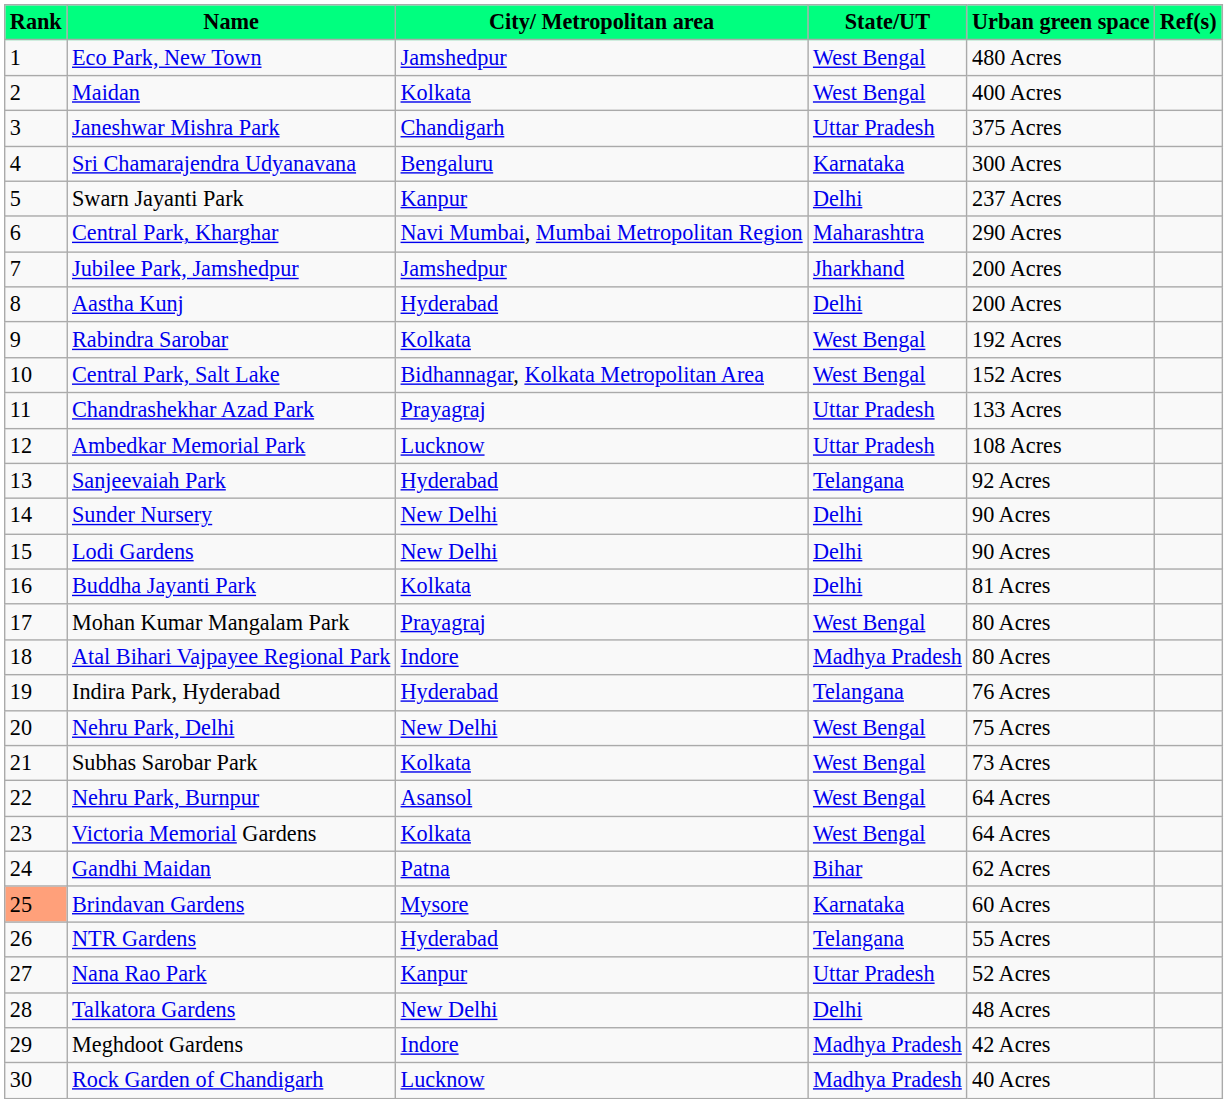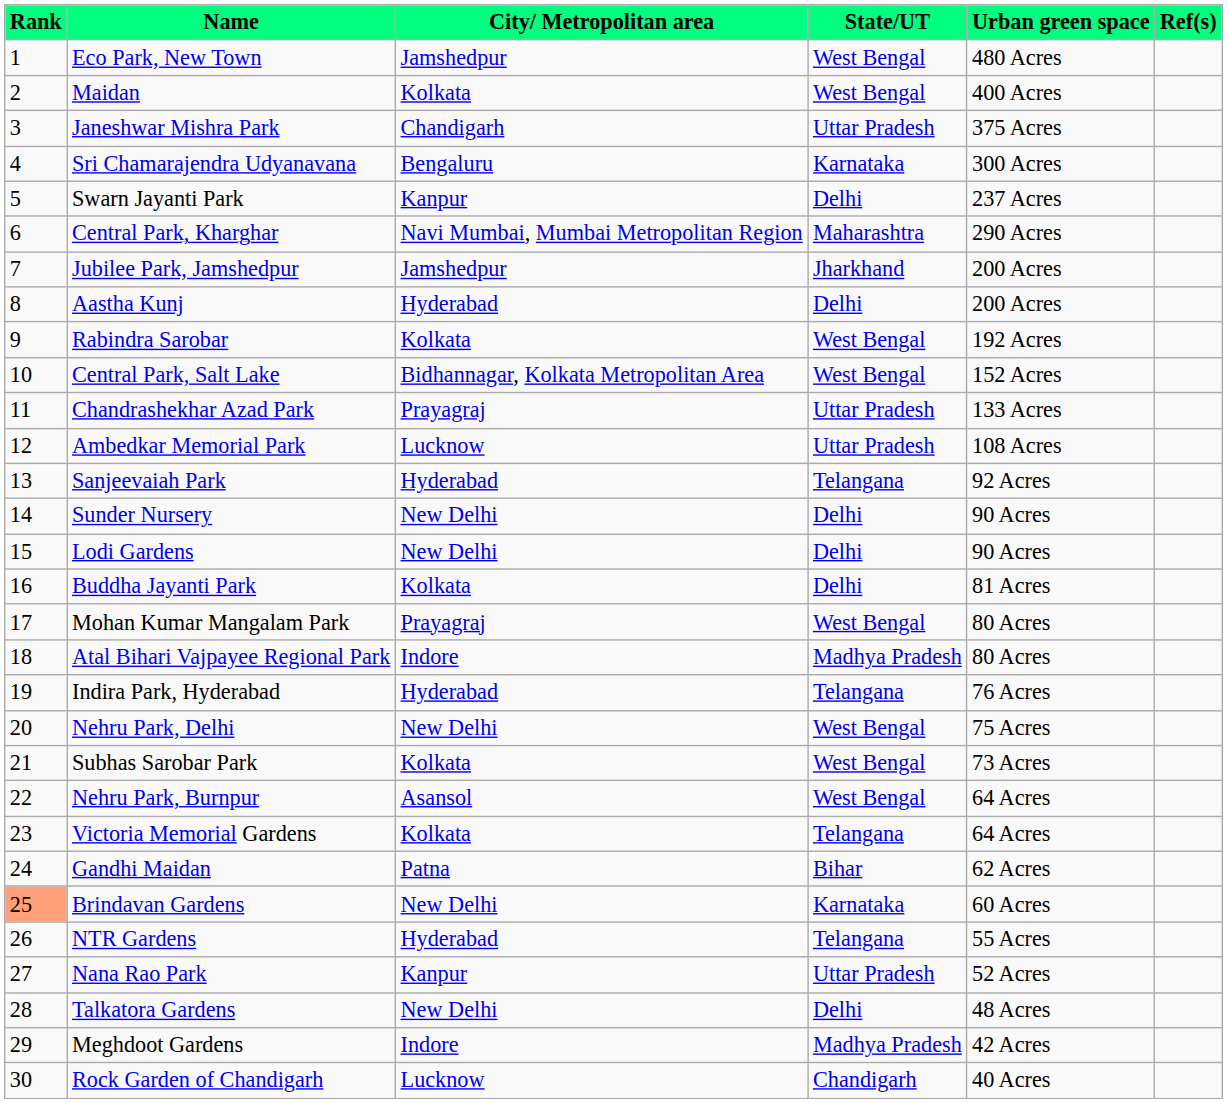(869, 833) West Bengal -> (858, 833) Telangana
(435, 903) Mysore -> (449, 903) New Delhi
(887, 1080) Madhya Pradesh -> (865, 1080) Chandigarh
